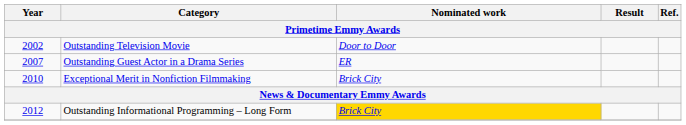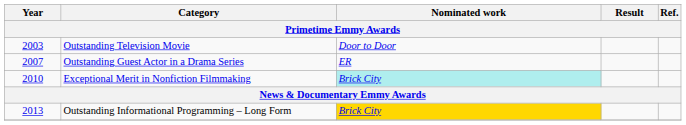(33, 45) 2002 -> (33, 45) 2003
(360, 78) no background -> (360, 78) paleturquoise background
(33, 111) 2012 -> (33, 111) 2013
